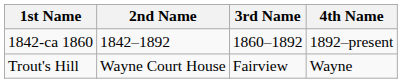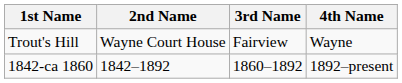rows swapped: (43, 66) <-> (51, 41)
